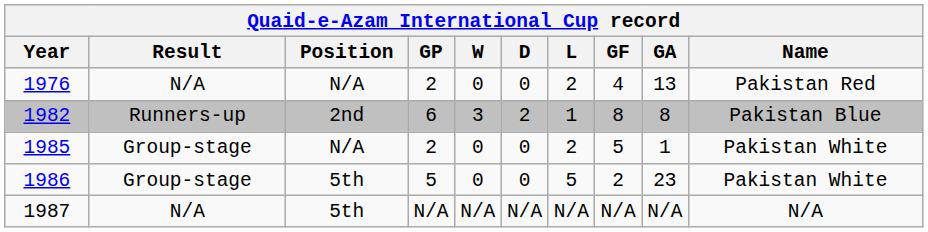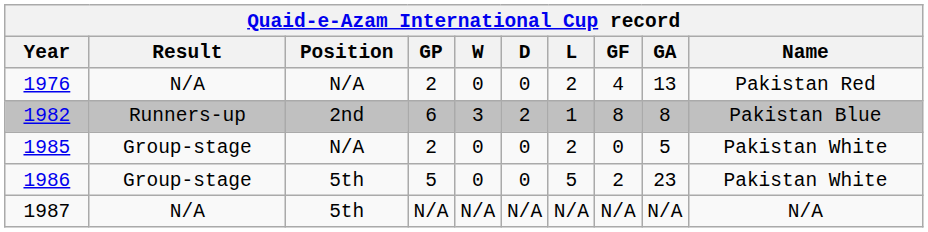(618, 148) 5 -> (618, 148) 0
(665, 148) 1 -> (665, 148) 5
